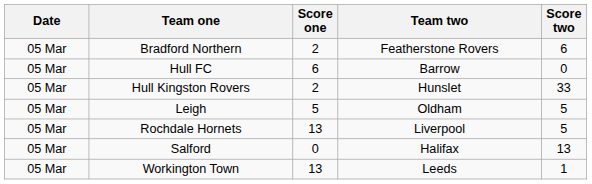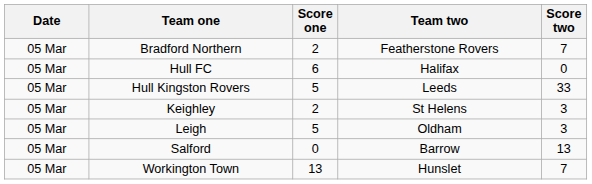(564, 48) 6 -> (564, 48) 7
(440, 68) Barrow -> (440, 68) Halifax
(315, 88) 2 -> (315, 88) 5
(440, 88) Hunslet -> (440, 88) Leeds
+ row: (191, 108)
(564, 108) 5 -> (564, 128) 3
- row: (191, 128)
(440, 149) Halifax -> (440, 149) Barrow
(440, 169) Leeds -> (440, 169) Hunslet
(564, 169) 1 -> (564, 169) 7
